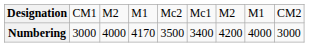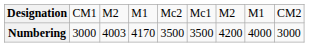(114, 32) 4000 -> (114, 32) 4003
(201, 32) 3400 -> (201, 32) 3500
